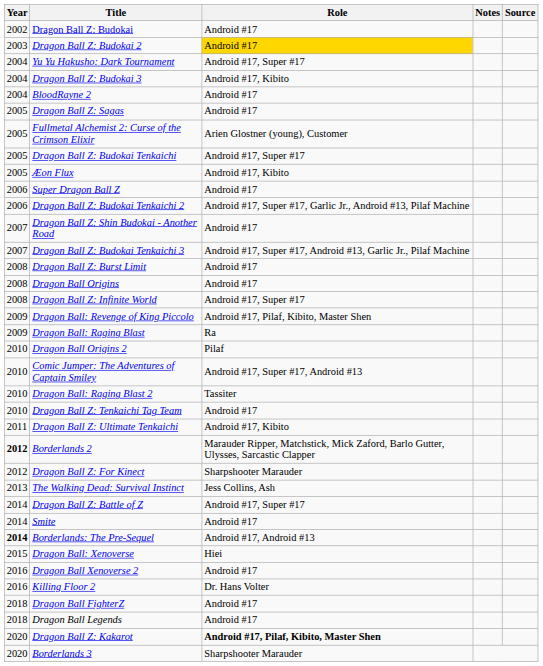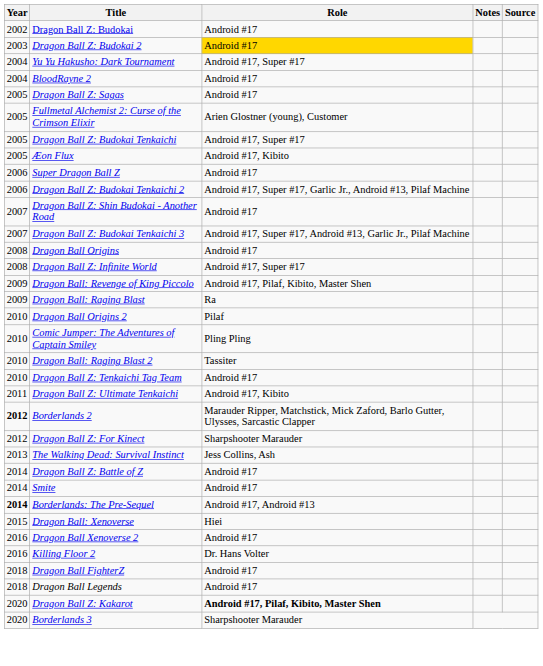- row: (87, 78)
- row: (89, 267)
(283, 371) Android #17, Super #17, Android #13 -> (228, 338) Pling Pling
(255, 504) Android #17, Super #17 -> (231, 471) Android #17
